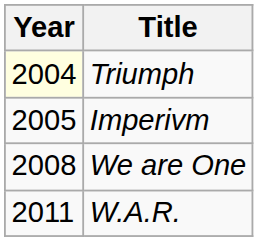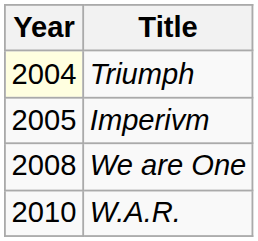(43, 212) 2011 -> (44, 212) 2010
